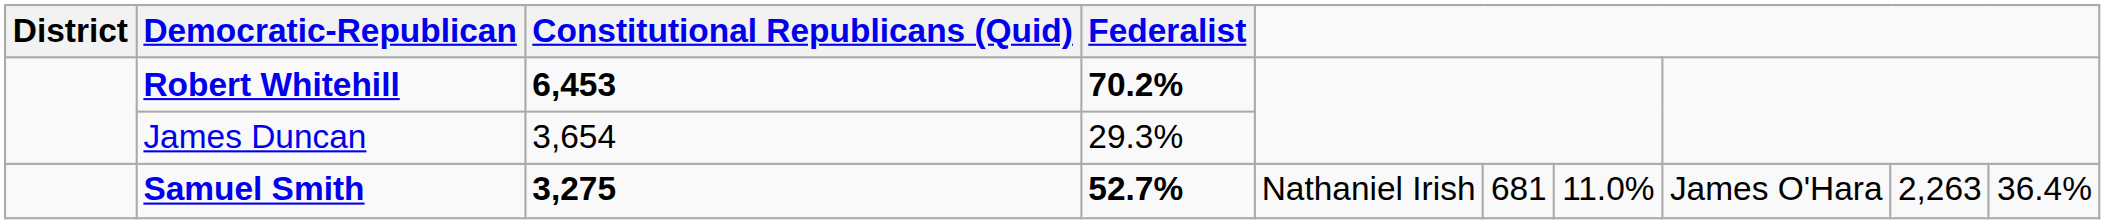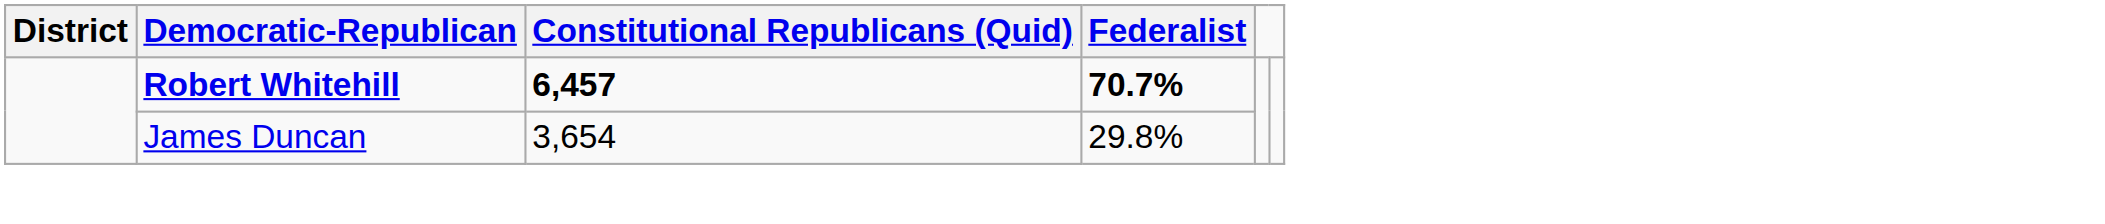(574, 84) 6,453 -> (574, 84) 6,457
(1136, 84) 70.2% -> (1136, 84) 70.7%
(1136, 137) 29.3% -> (1136, 137) 29.8%
- row: (254, 190)
